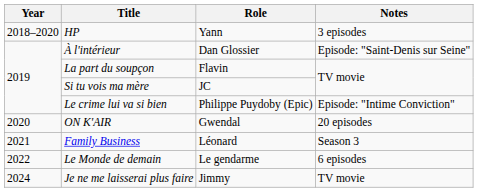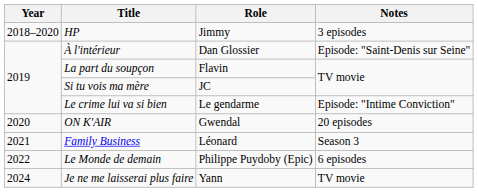(211, 31) Yann -> (214, 31) Jimmy
(256, 104) Philippe Puydoby (Epic) -> (229, 104) Le gendarme
(229, 159) Le gendarme -> (256, 159) Philippe Puydoby (Epic)
(214, 178) Jimmy -> (211, 178) Yann
